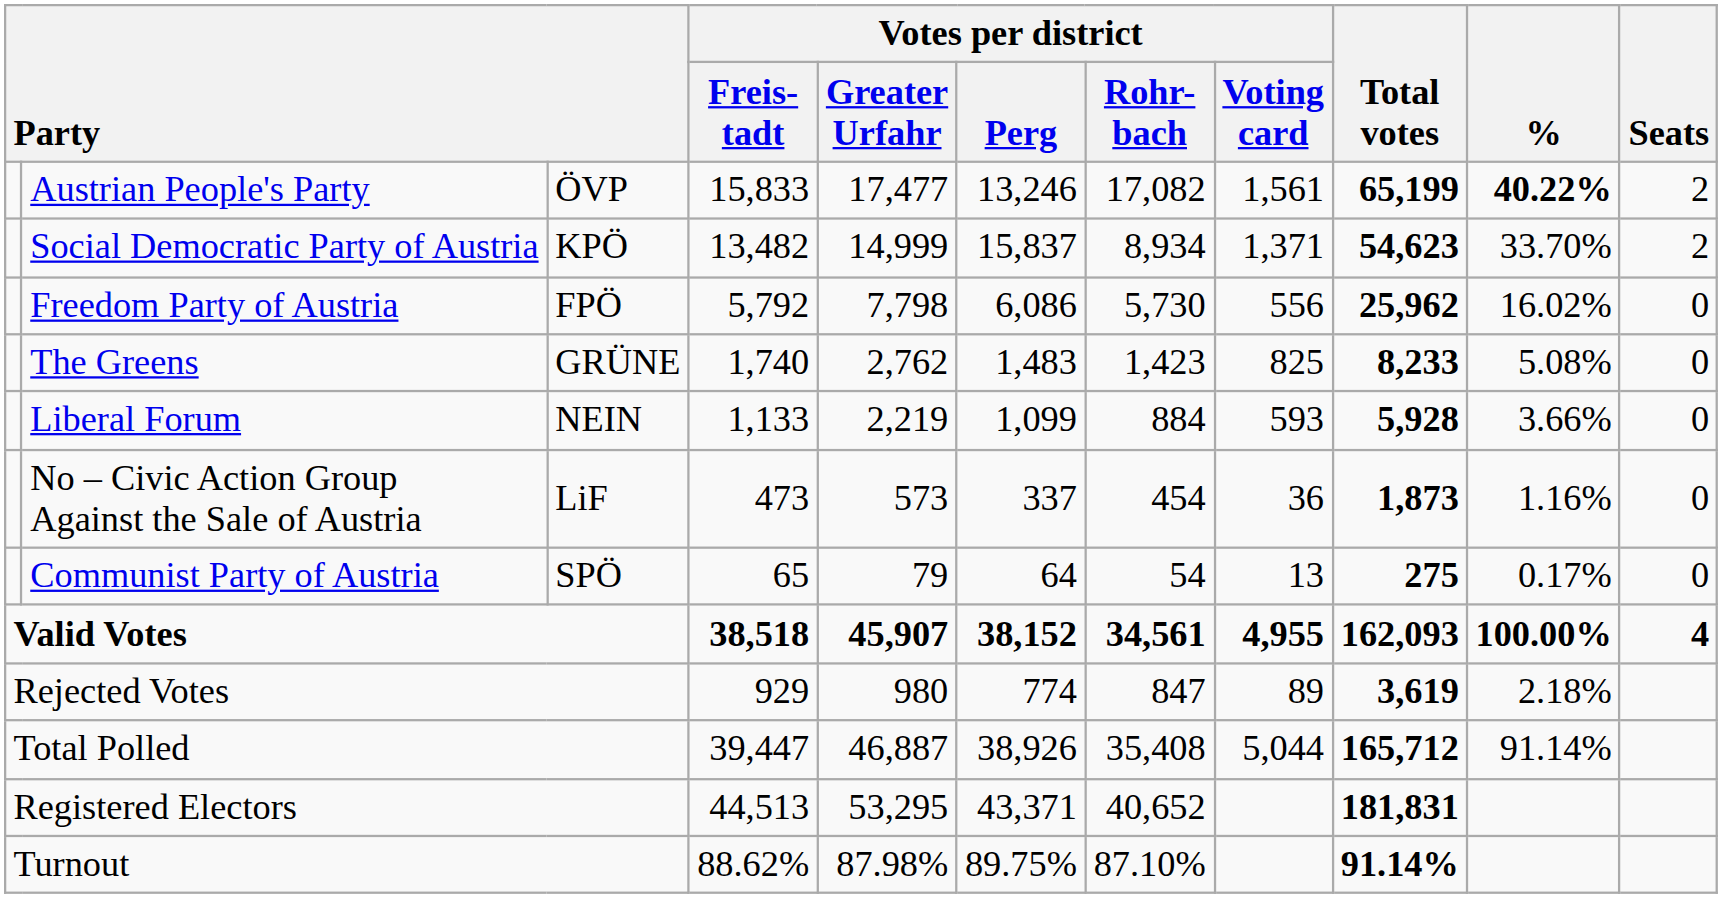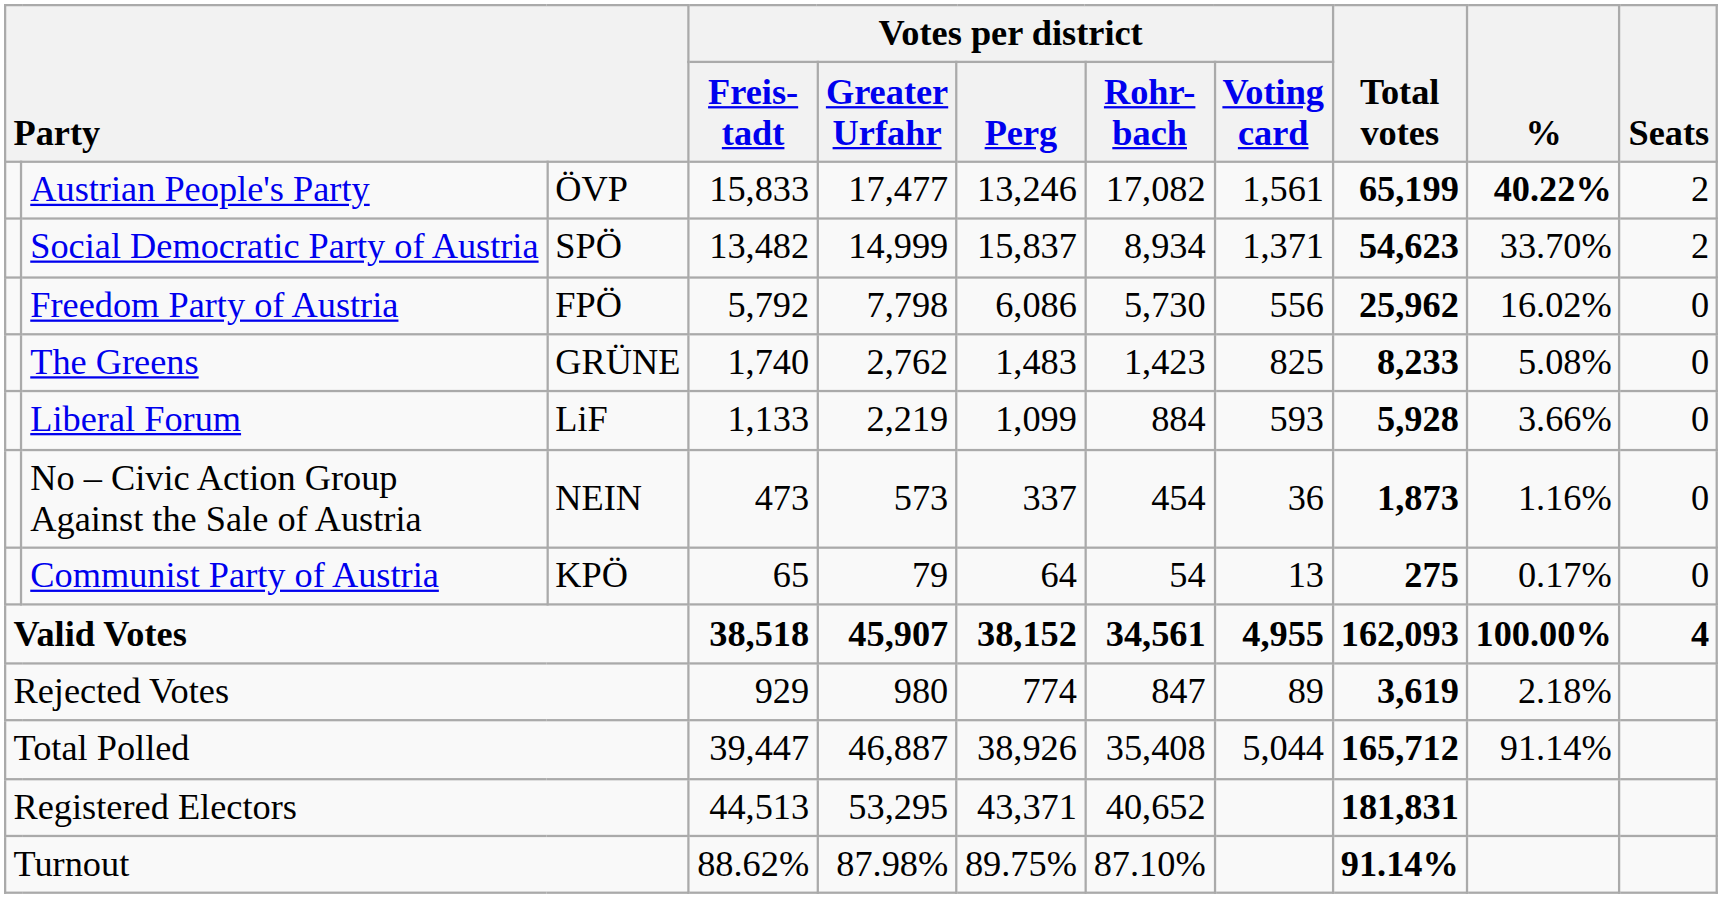(592, 246) KPÖ -> (589, 246) SPÖ
(599, 419) NEIN -> (582, 419) LiF
(582, 497) LiF -> (599, 497) NEIN
(589, 575) SPÖ -> (592, 575) KPÖ
